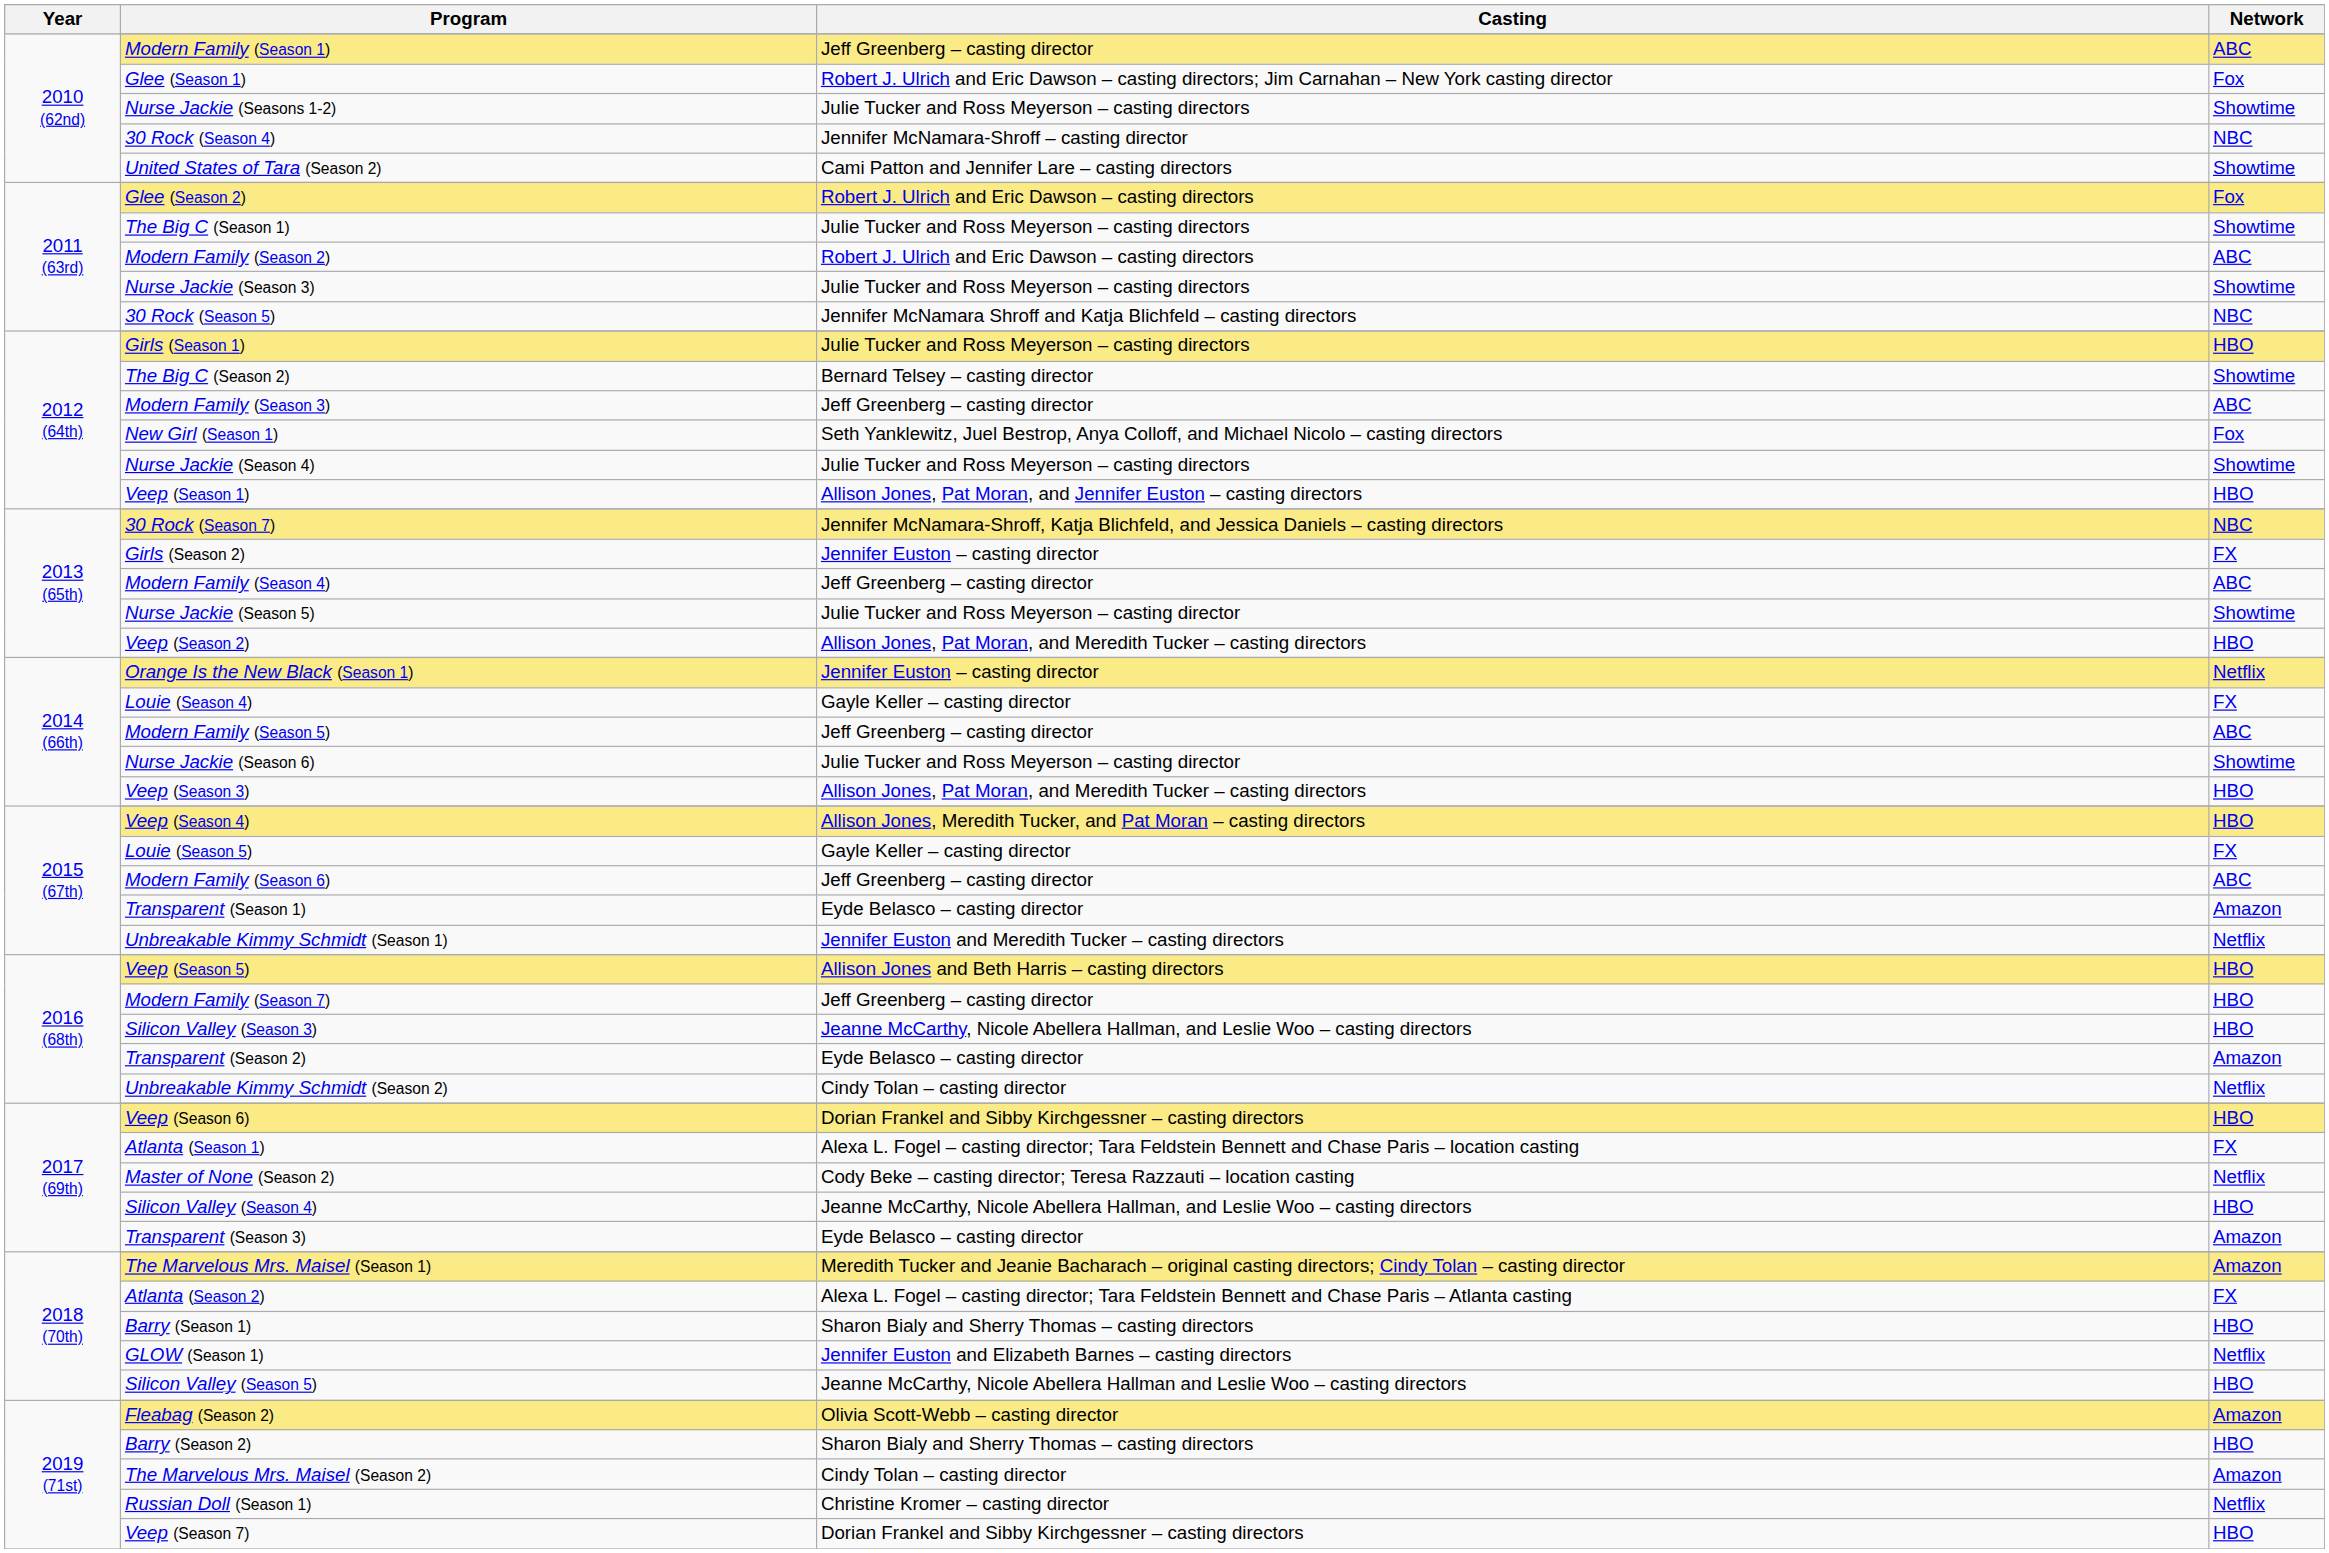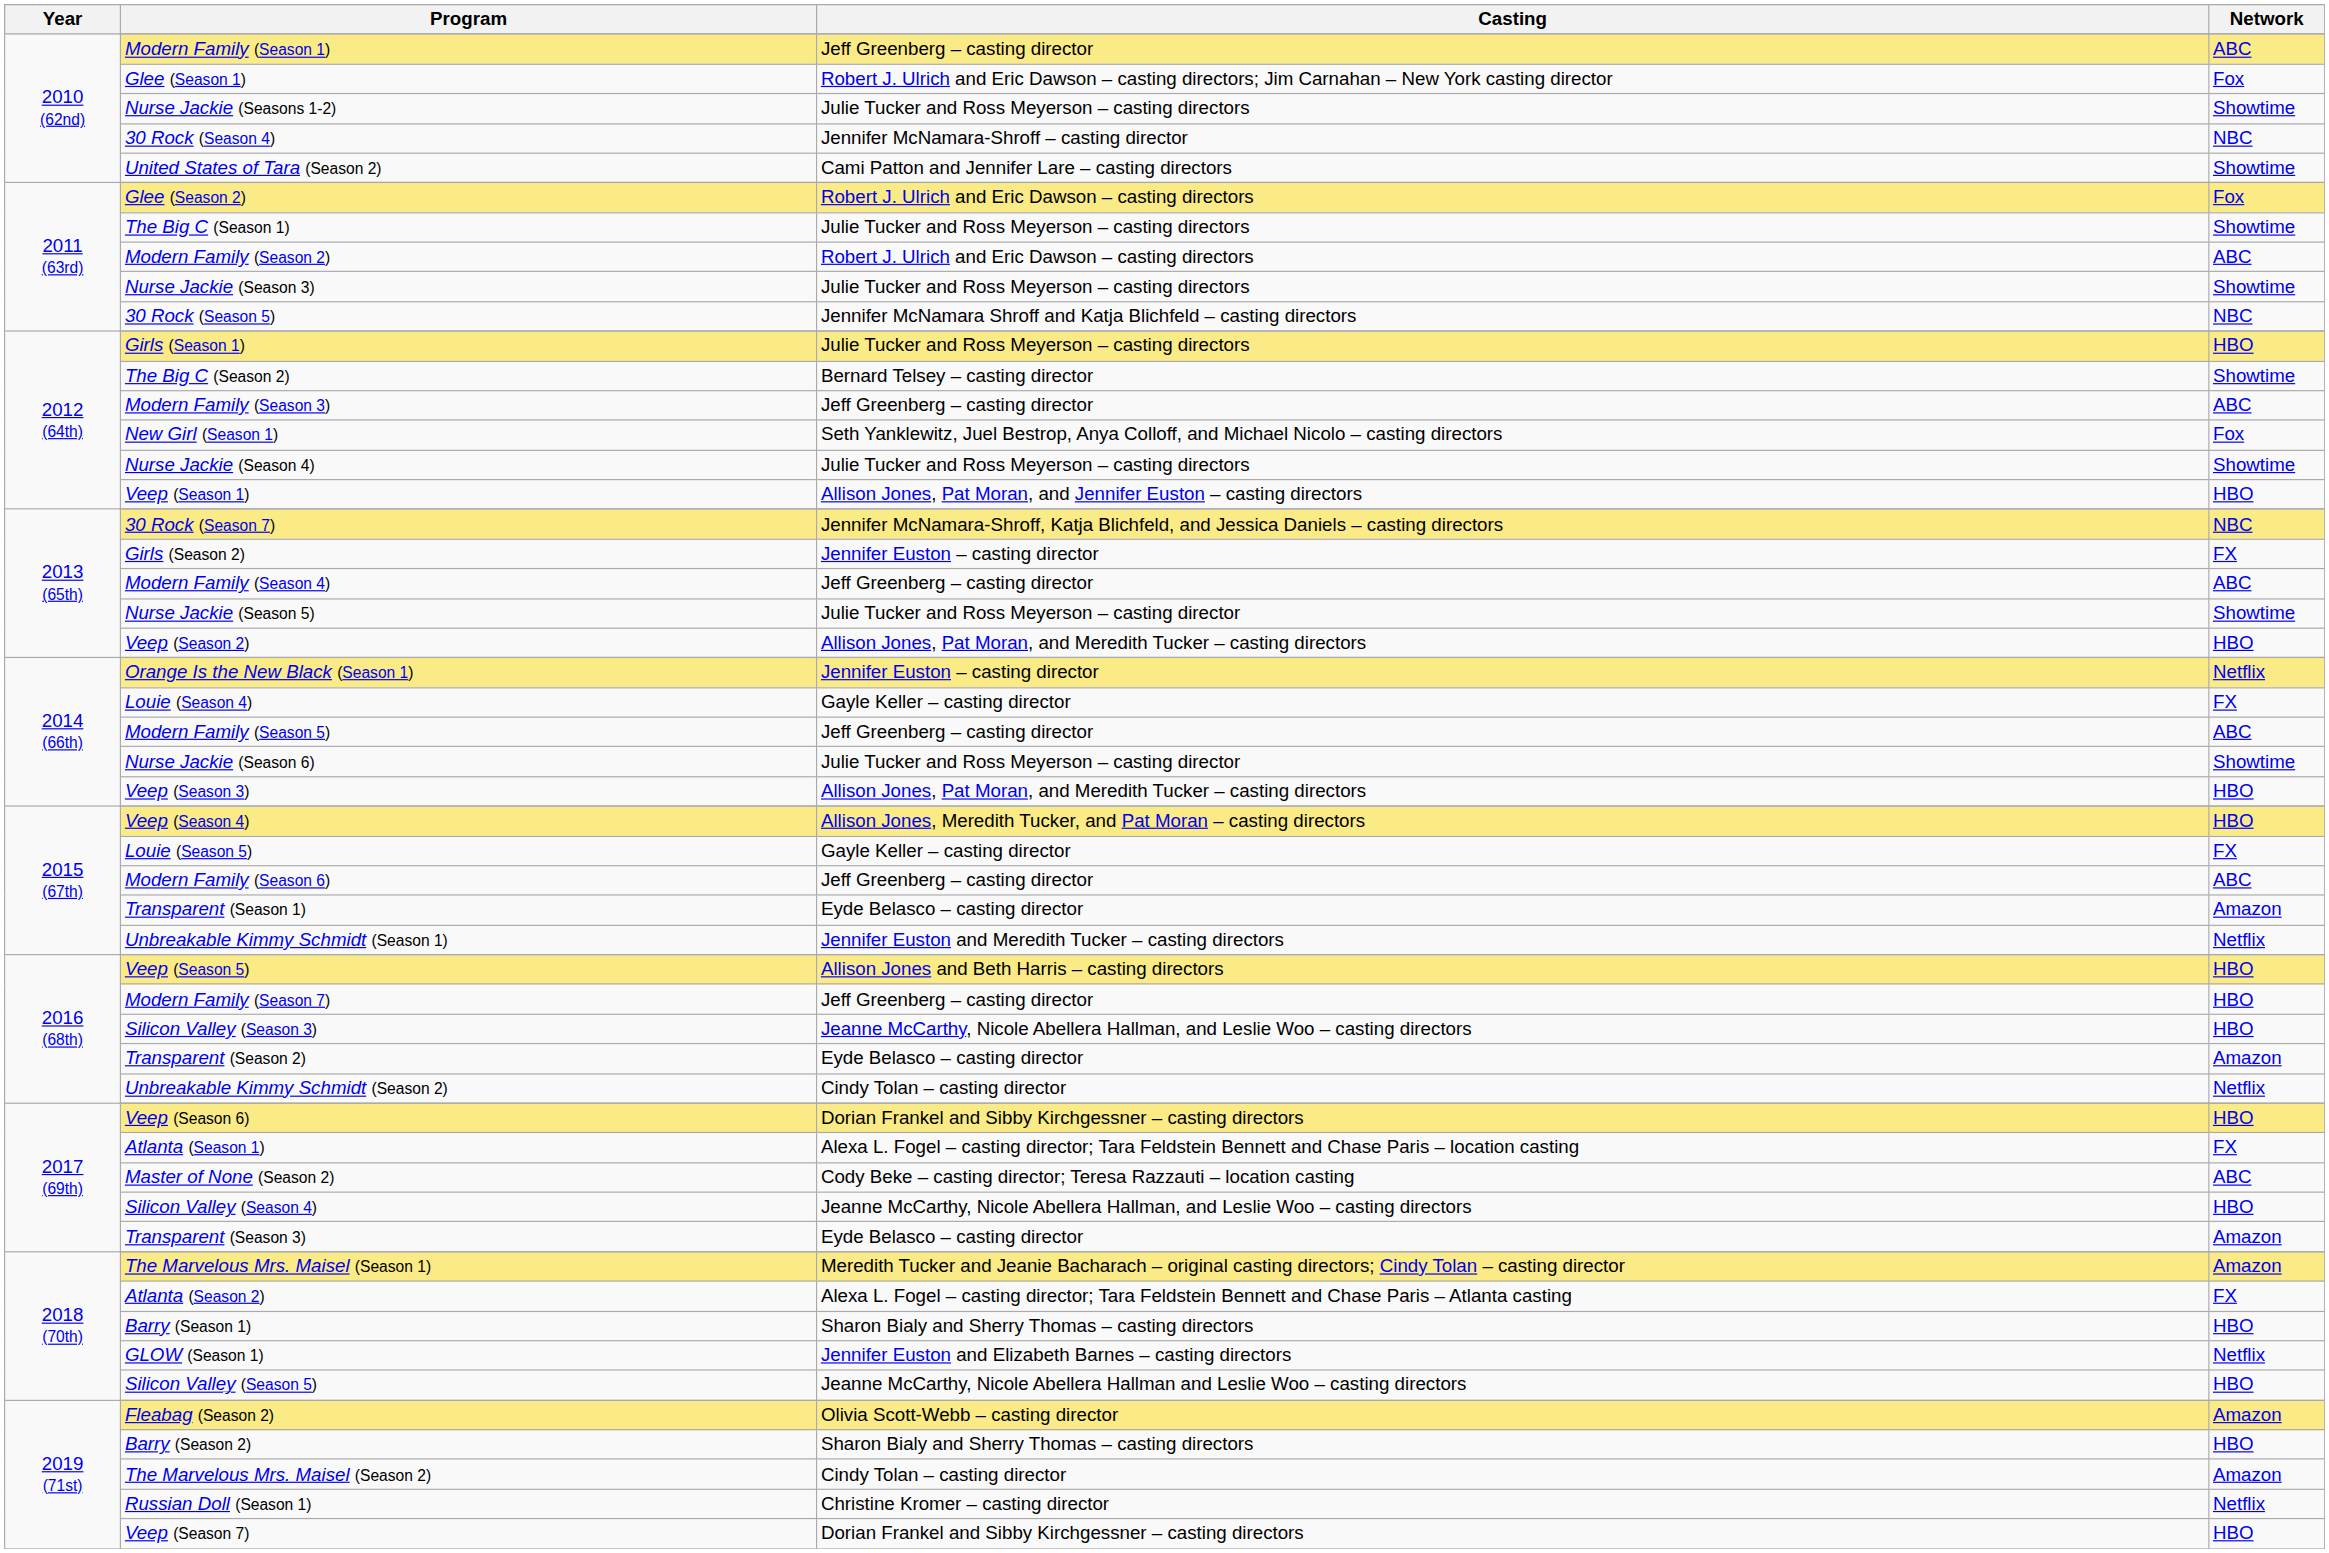(2239, 1177) Netflix -> (2232, 1177) ABC
